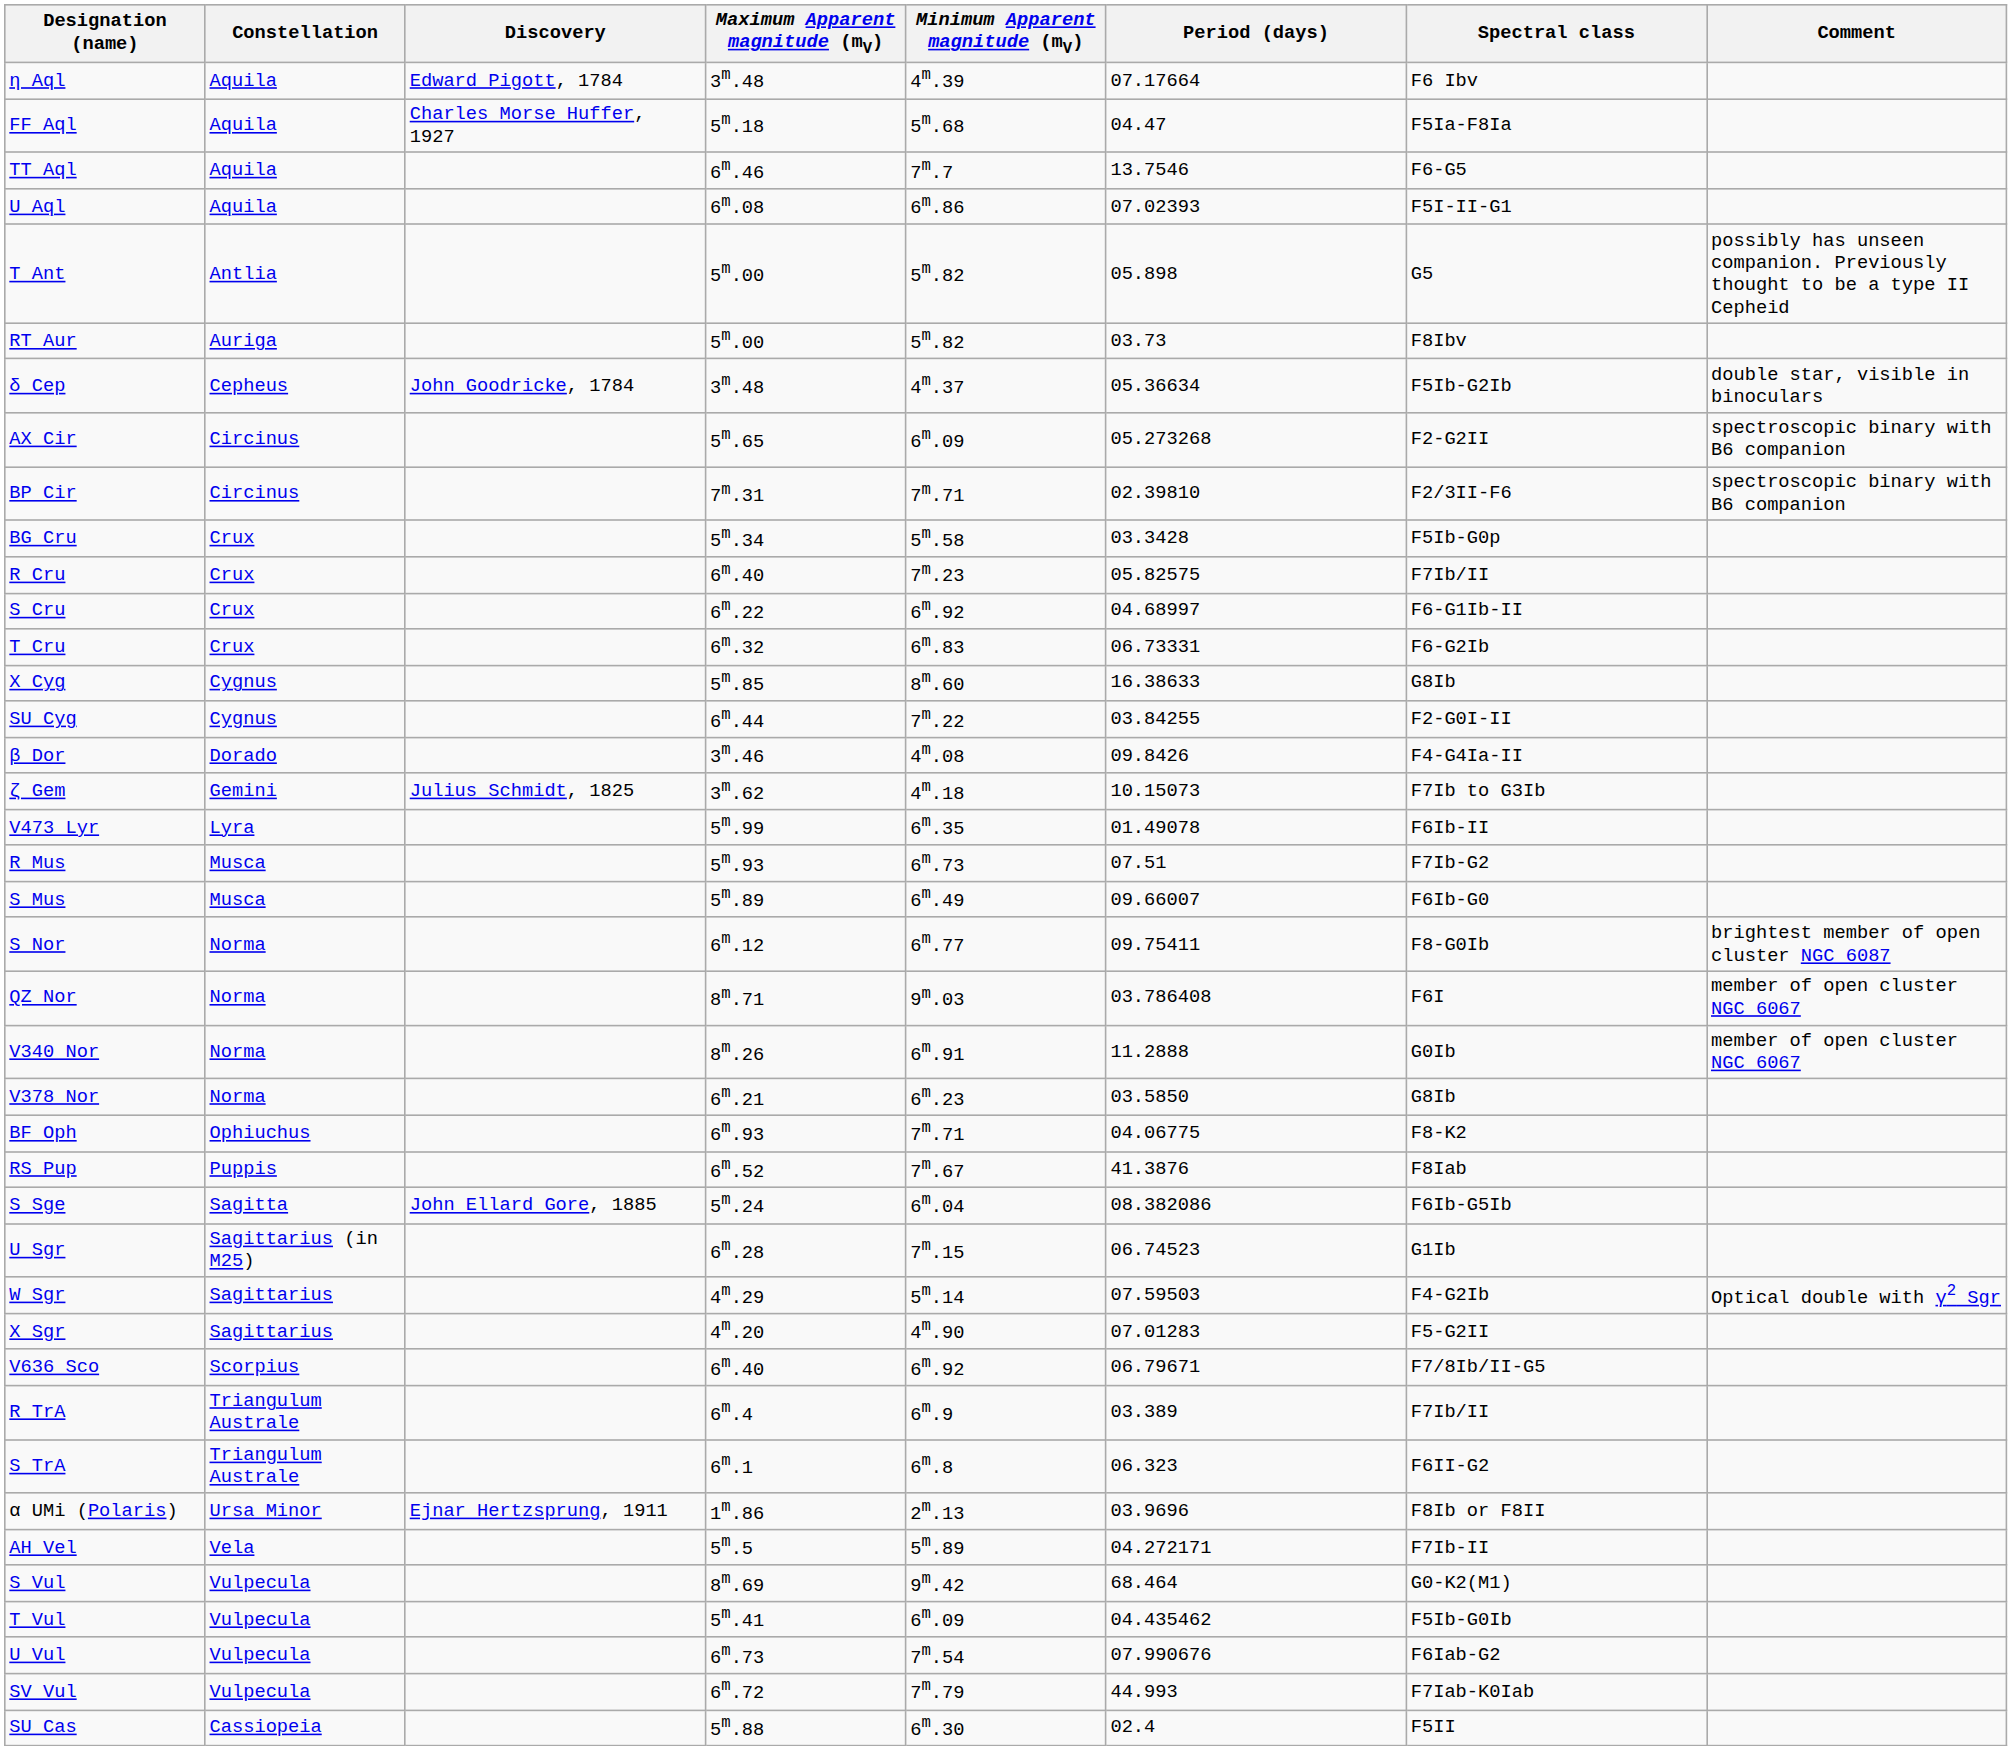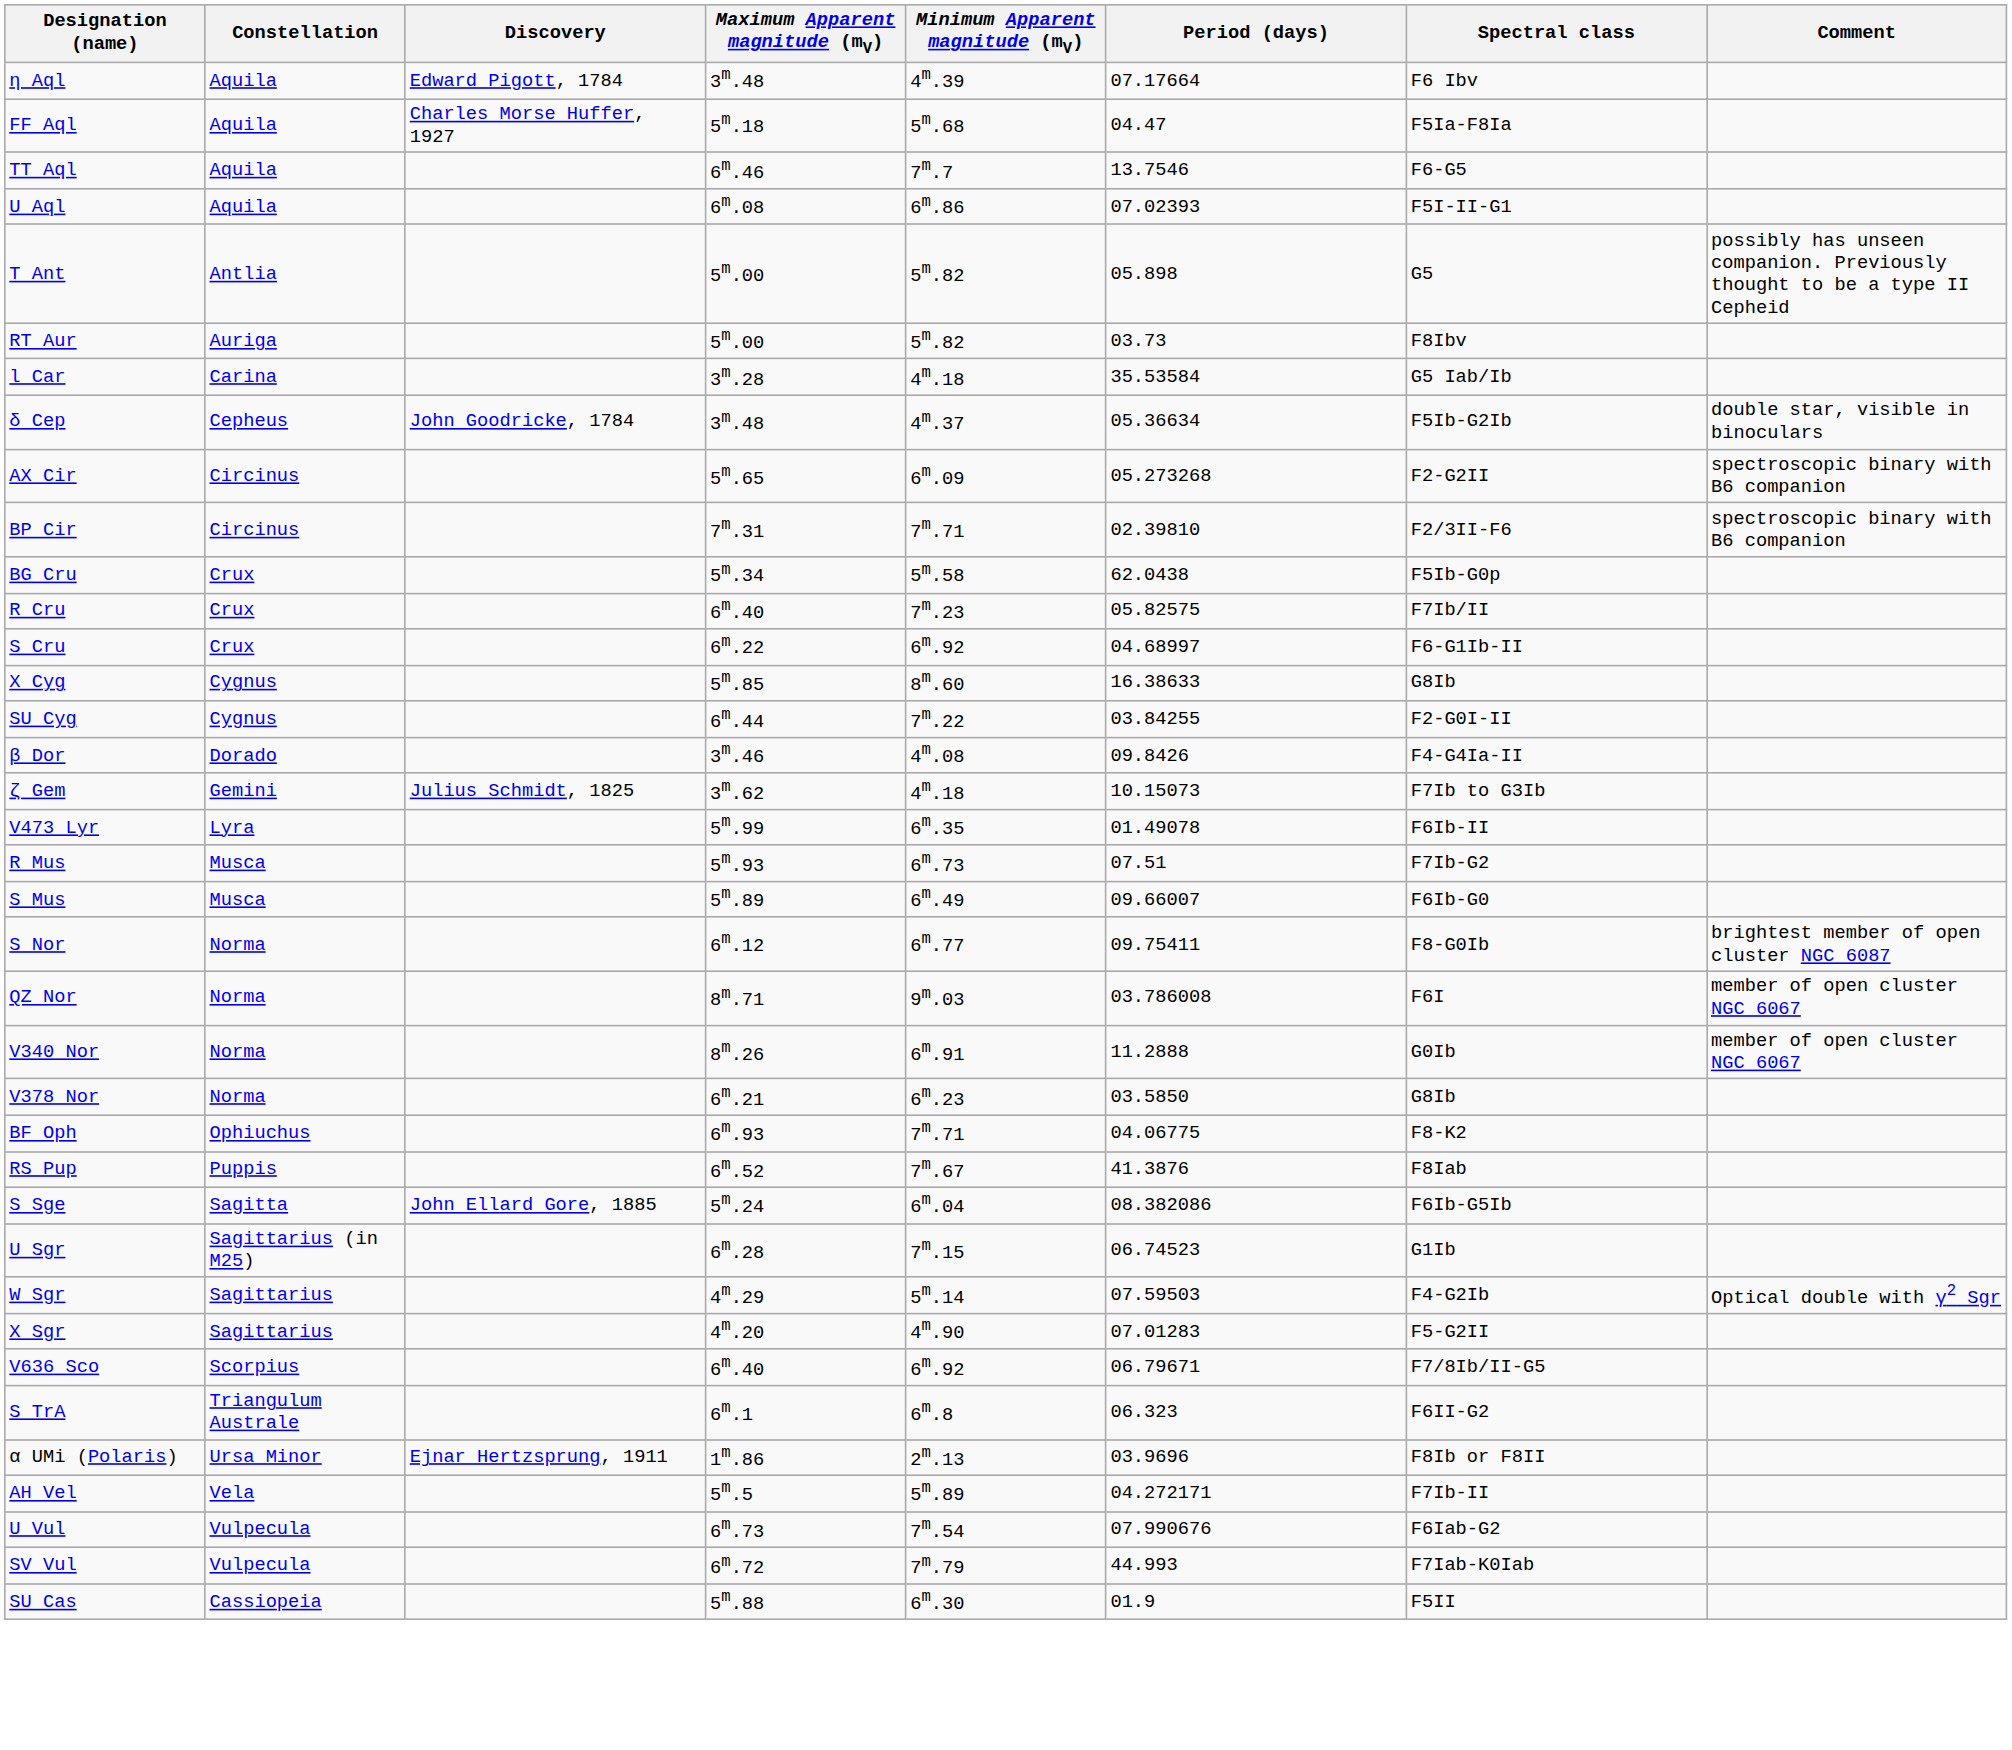+ row: (37, 377)
(1150, 538) 03.3428 -> (1150, 575) 62.0438
- row: (37, 647)
(1161, 998) 03.786408 -> (1161, 998) 03.786008
- row: (37, 1412)
- row: (37, 1583)
- row: (37, 1619)
(1133, 1727) 02.4 -> (1133, 1601) 01.9
